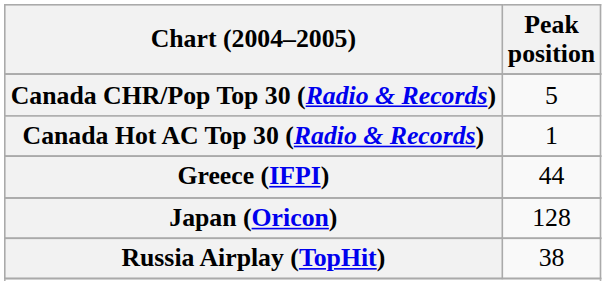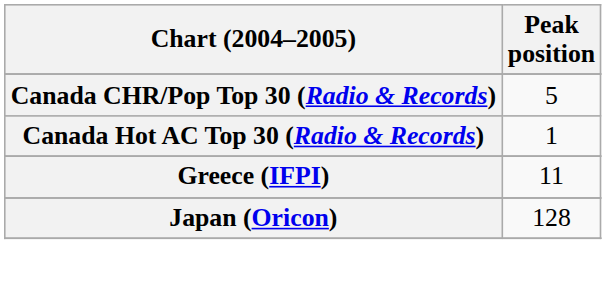(552, 176) 44 -> (552, 176) 11
- row: (253, 258)
